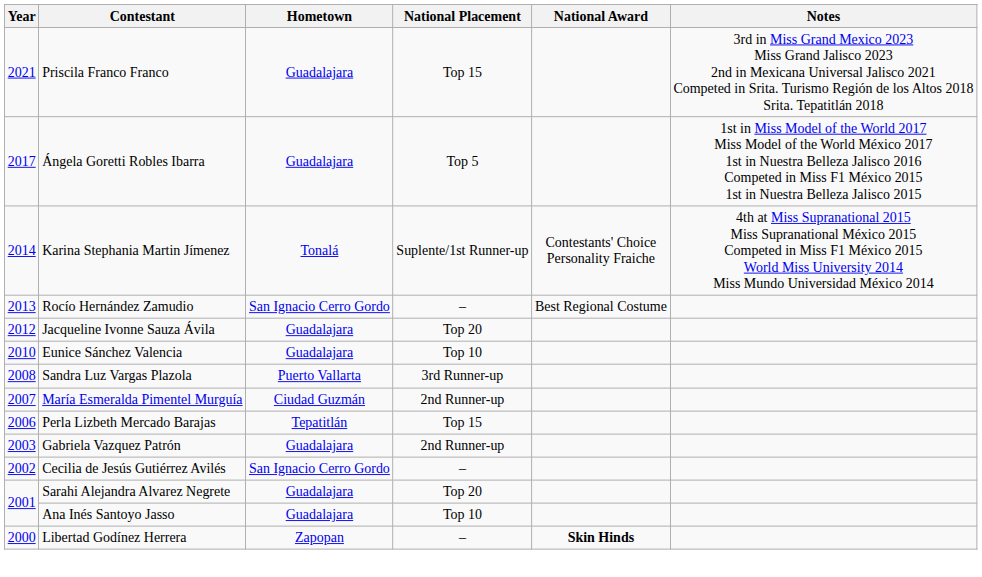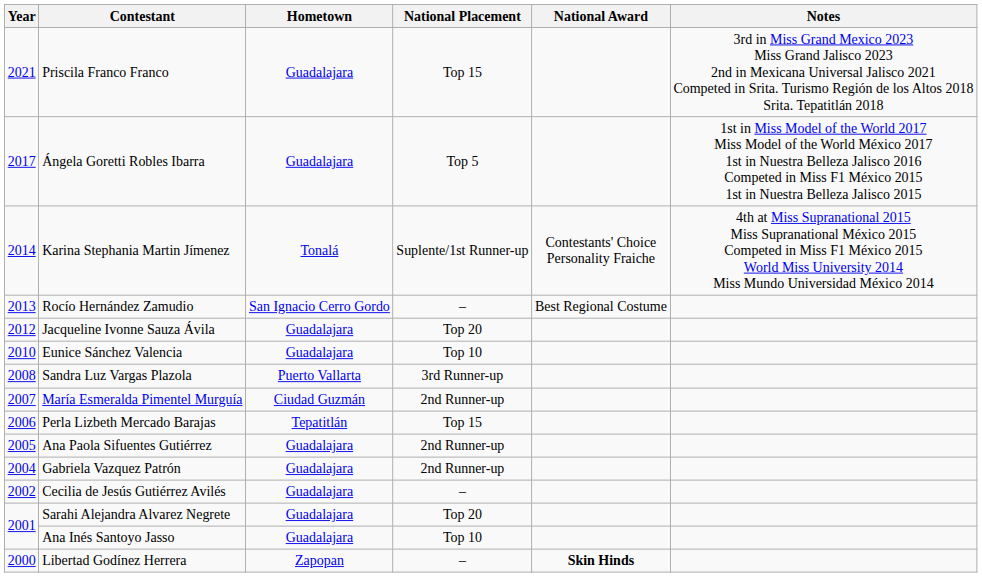+ row: (127, 445)
(22, 445) 2003 -> (22, 468) 2004
(319, 468) San Ignacio Cerro Gordo -> (319, 491) Guadalajara
